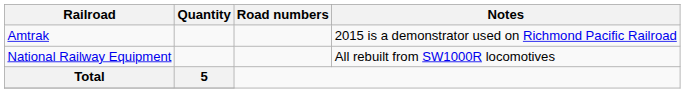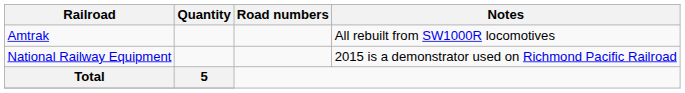(506, 35) 2015 is a demonstrator used on Richmond Pacific Railroad -> (445, 35) All rebuilt from SW1000R locomotives
(445, 56) All rebuilt from SW1000R locomotives -> (506, 56) 2015 is a demonstrator used on Richmond Pacific Railroad
